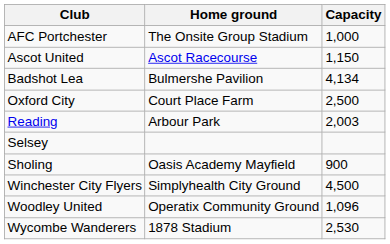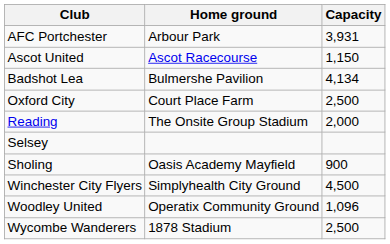(228, 36) The Onsite Group Stadium -> (184, 36) Arbour Park
(342, 36) 1,000 -> (342, 36) 3,931
(184, 121) Arbour Park -> (228, 121) The Onsite Group Stadium
(342, 121) 2,003 -> (342, 121) 2,000
(342, 228) 2,530 -> (342, 228) 2,500
